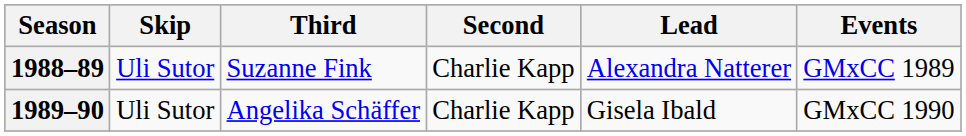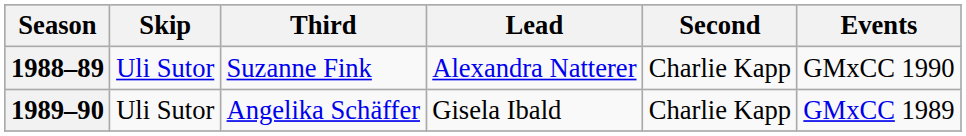columns swapped: (503, 25) <-> (689, 25)
(879, 67) GMxCC 1989 -> (879, 67) GMxCC 1990
(879, 109) GMxCC 1990 -> (879, 109) GMxCC 1989
